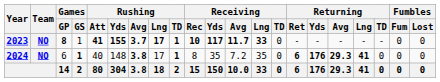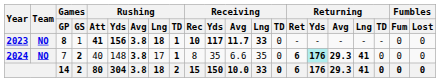(118, 41) 155 -> (118, 41) 156
(139, 41) 3.7 -> (139, 41) 3.8
(159, 41) 17 -> (159, 41) 18
(64, 56) 6 -> (64, 56) 7
(80, 56) 1 -> (80, 56) 2
(238, 56) 7.2 -> (238, 56) 6.6
(317, 56) no background -> (317, 56) paleturquoise background
